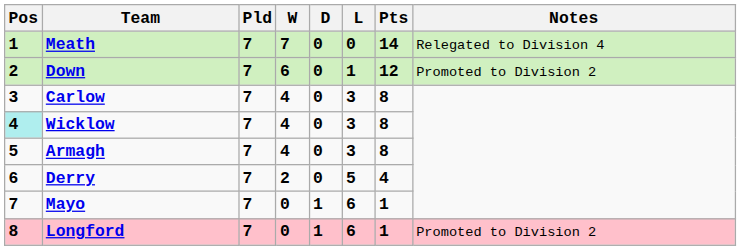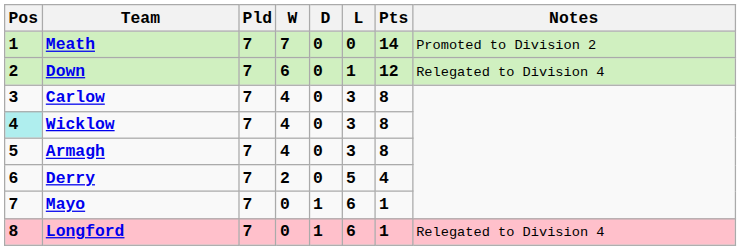(510, 45) Relegated to Division 4 -> (506, 45) Promoted to Division 2
(506, 72) Promoted to Division 2 -> (510, 72) Relegated to Division 4
(506, 232) Promoted to Division 2 -> (510, 232) Relegated to Division 4
